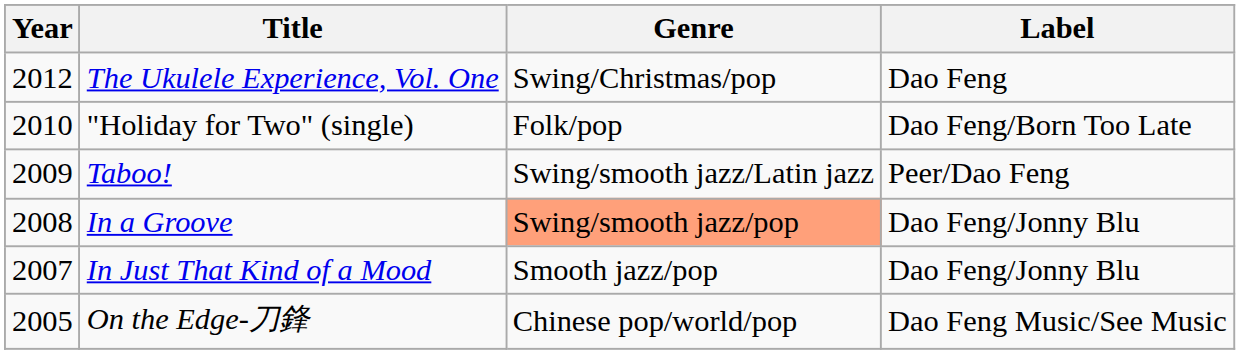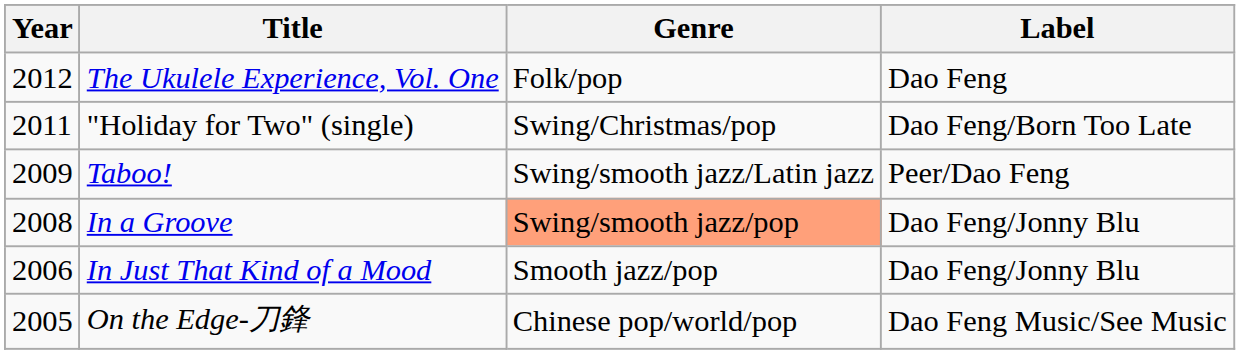(644, 76) Swing/Christmas/pop -> (568, 76) Folk/pop
(42, 125) 2010 -> (42, 125) 2011
(568, 125) Folk/pop -> (644, 125) Swing/Christmas/pop
(42, 269) 2007 -> (42, 269) 2006
